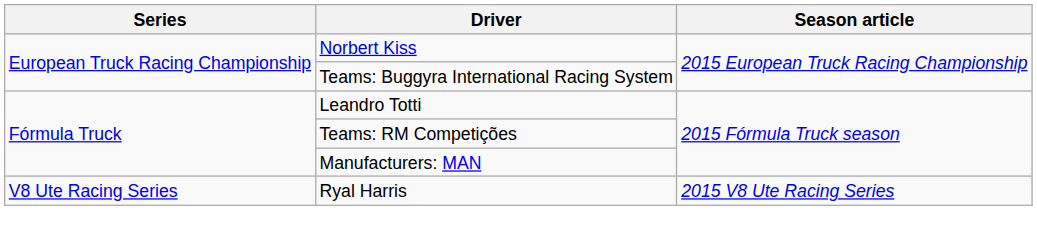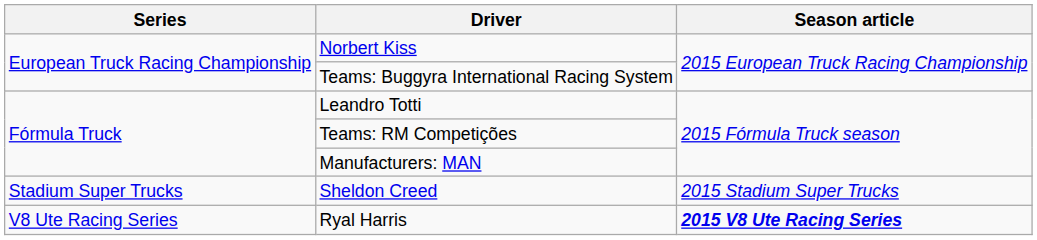+ row: (378, 191)
(788, 191) normal -> (792, 219) bold
